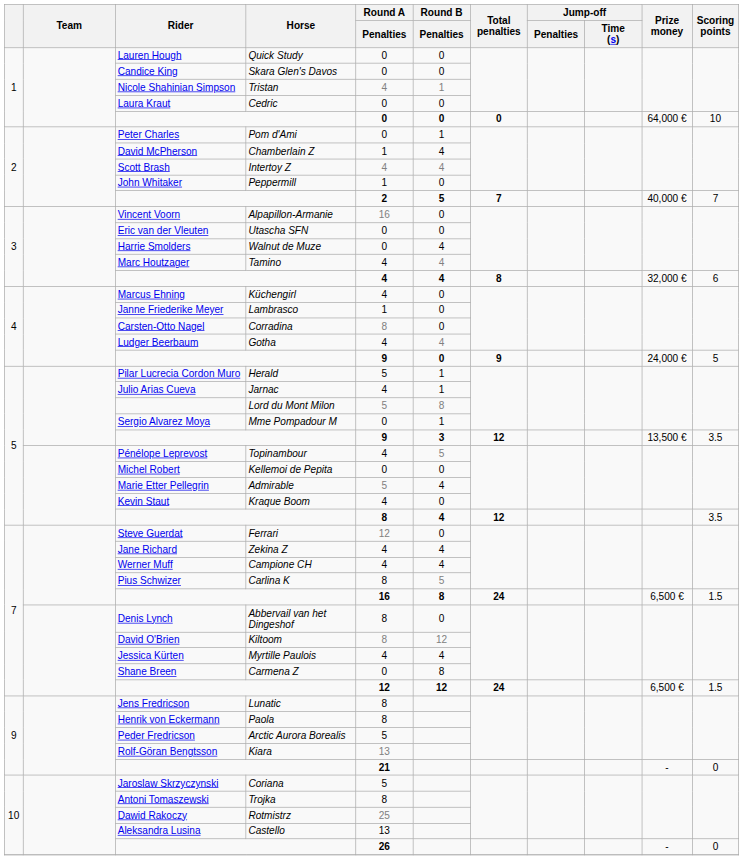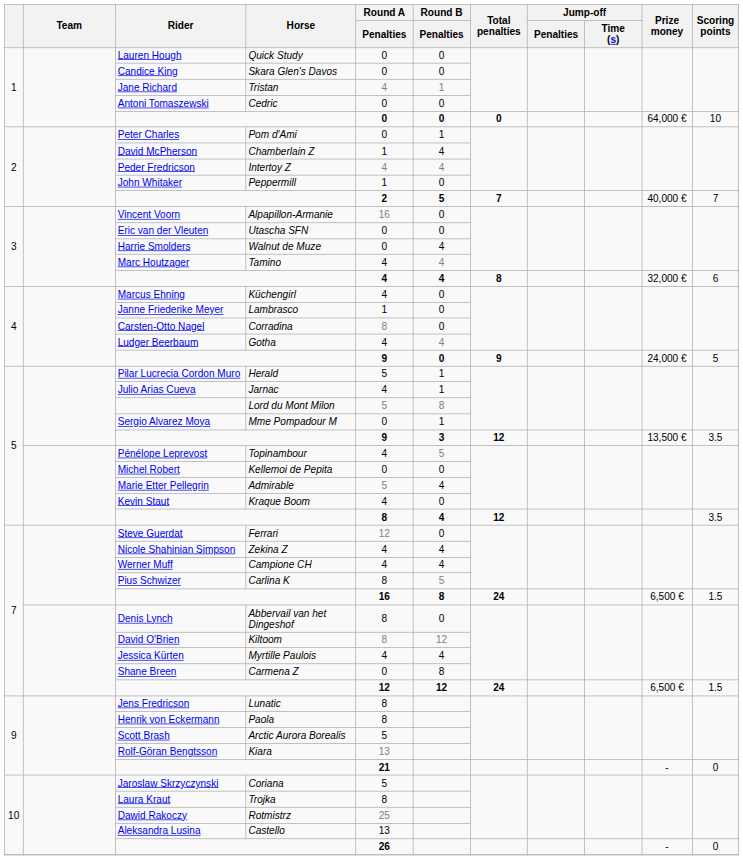(176, 88) Nicole Shahinian Simpson -> (147, 88) Jane Richard
(144, 104) Laura Kraut -> (163, 104) Antoni Tomaszewski
(144, 167) Scott Brash -> (156, 167) Peder Fredricson
(147, 549) Jane Richard -> (176, 549) Nicole Shahinian Simpson
(156, 736) Peder Fredricson -> (144, 736) Scott Brash
(163, 800) Antoni Tomaszewski -> (144, 800) Laura Kraut
